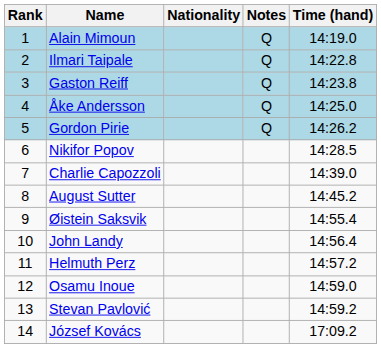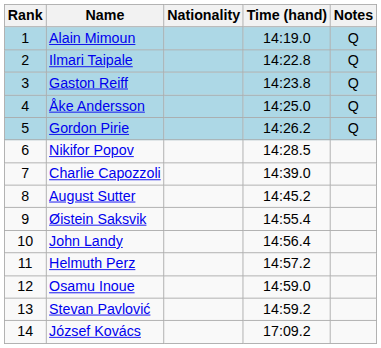columns swapped: (333, 15) <-> (266, 15)
